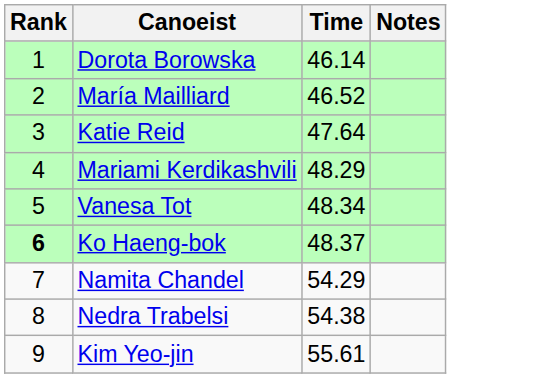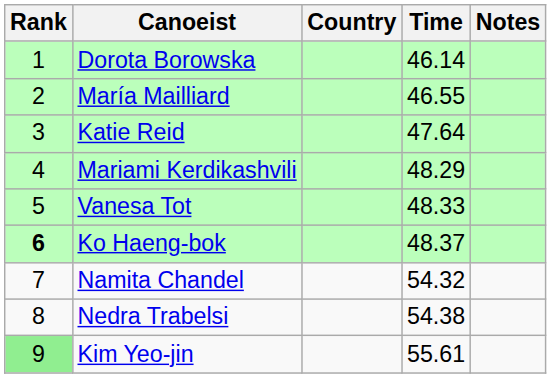+ column: (352, 22)
(336, 96) 46.52 -> (436, 96) 46.55
(336, 206) 48.34 -> (436, 206) 48.33
(336, 280) 54.29 -> (436, 280) 54.32
(38, 354) no background -> (38, 354) lightgreen background
